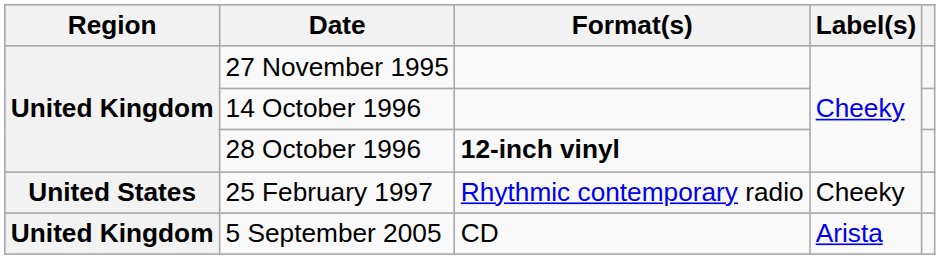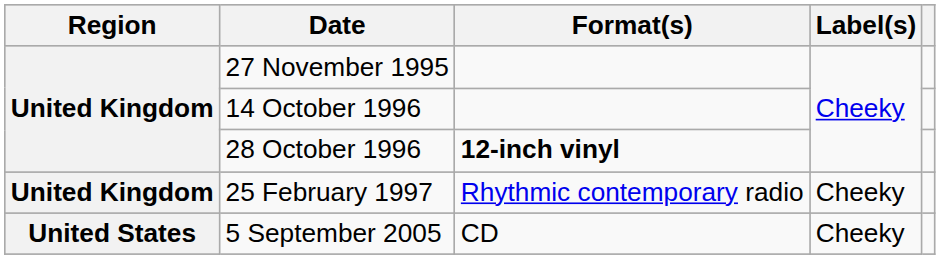(112, 191) United States -> (112, 191) United Kingdom
(112, 233) United Kingdom -> (112, 233) United States
(849, 233) Arista -> (860, 233) Cheeky
